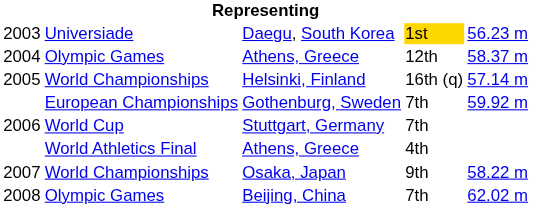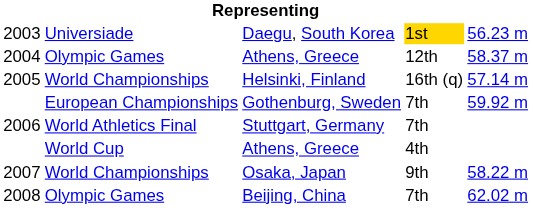(84, 126) World Cup -> (121, 126) World Athletics Final
(121, 149) World Athletics Final -> (84, 149) World Cup
